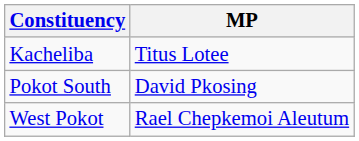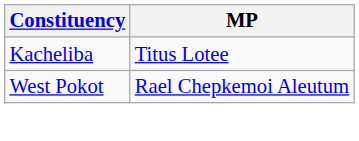- row: (60, 86)
